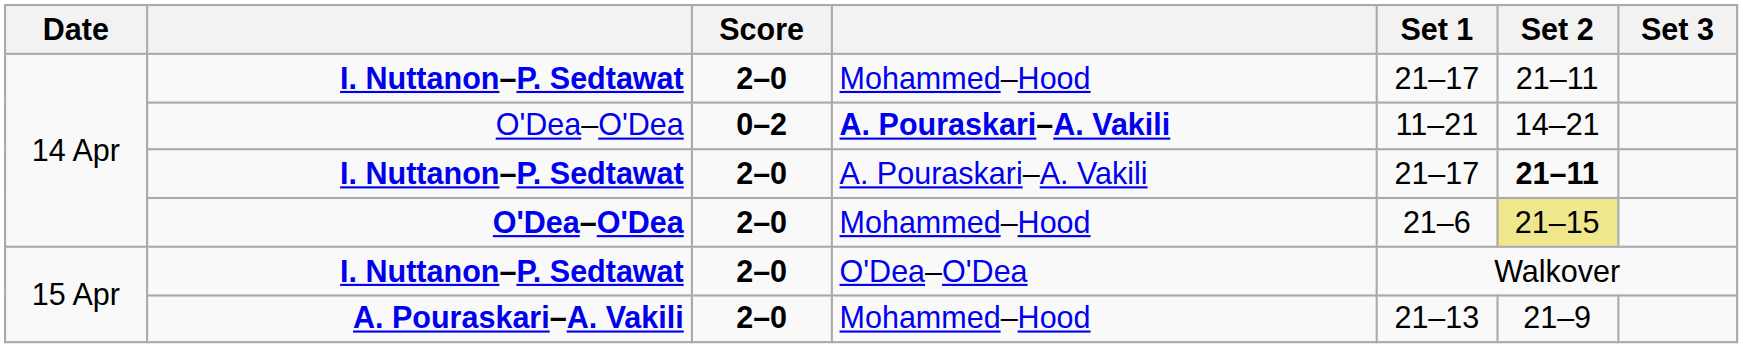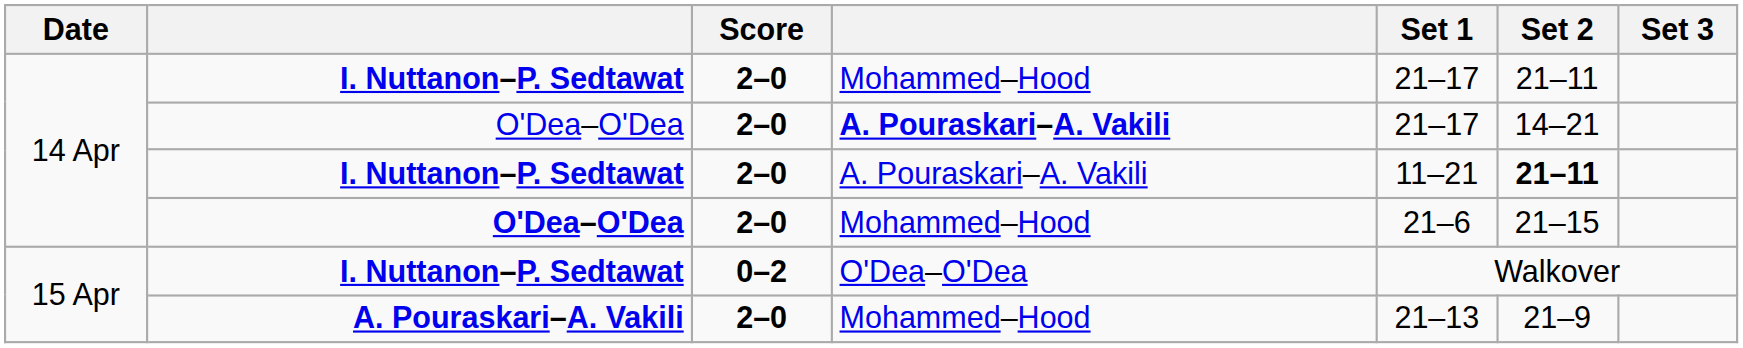(762, 126) 0–2 -> (762, 126) 2–0
(1437, 126) 11–21 -> (1437, 126) 21–17
(1437, 174) 21–17 -> (1437, 174) 11–21
(1557, 222) khaki background -> (1557, 222) no background
(762, 271) 2–0 -> (762, 271) 0–2
